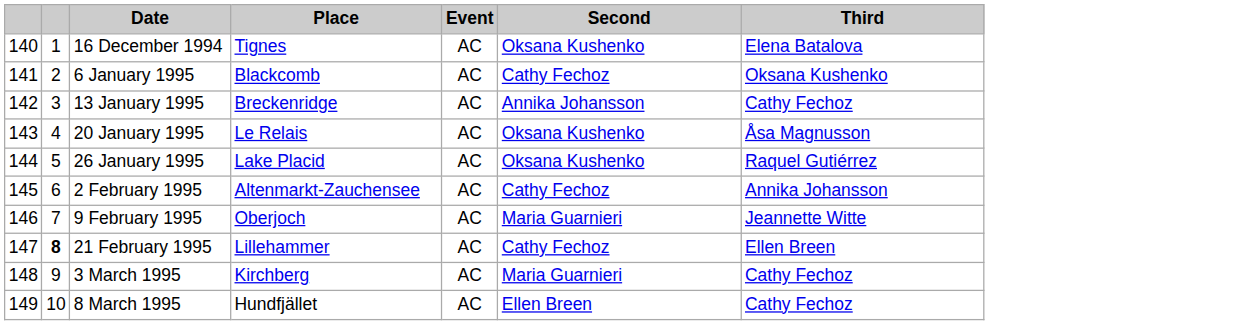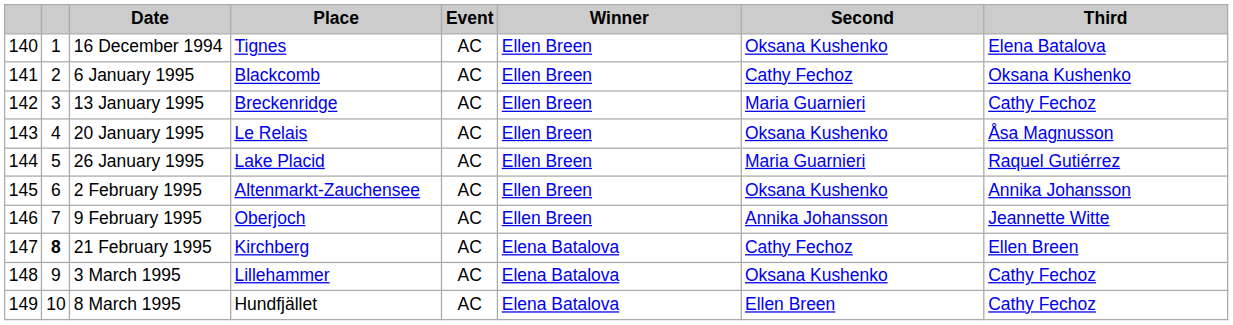+ column: (619, 18)
(573, 104) Annika Johansson -> (805, 104) Maria Guarnieri
(573, 161) Oksana Kushenko -> (805, 161) Maria Guarnieri
(556, 189) Cathy Fechoz -> (816, 189) Oksana Kushenko
(562, 218) Maria Guarnieri -> (816, 218) Annika Johansson
(282, 247) Lillehammer -> (272, 247) Kirchberg
(272, 275) Kirchberg -> (282, 275) Lillehammer
(562, 275) Maria Guarnieri -> (816, 275) Oksana Kushenko
